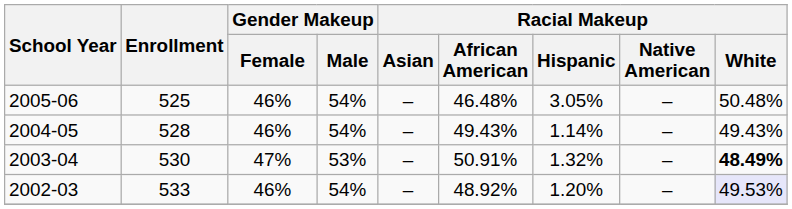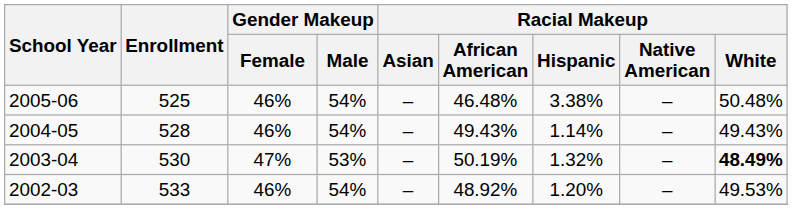(576, 100) 3.05% -> (576, 100) 3.38%
(485, 160) 50.91% -> (485, 160) 50.19%
(751, 190) lavender background -> (751, 190) no background
